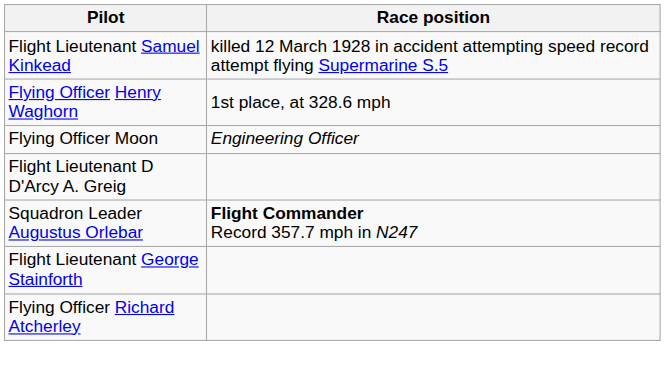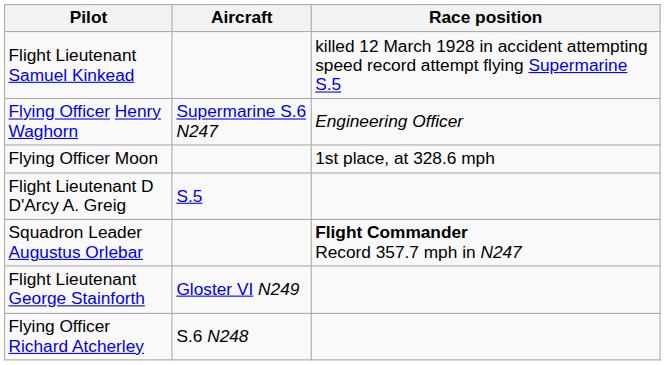+ column: (242, 18)
(301, 102) 1st place, at 328.6 mph -> (389, 121) Engineering Officer
(285, 139) Engineering Officer -> (405, 158) 1st place, at 328.6 mph
